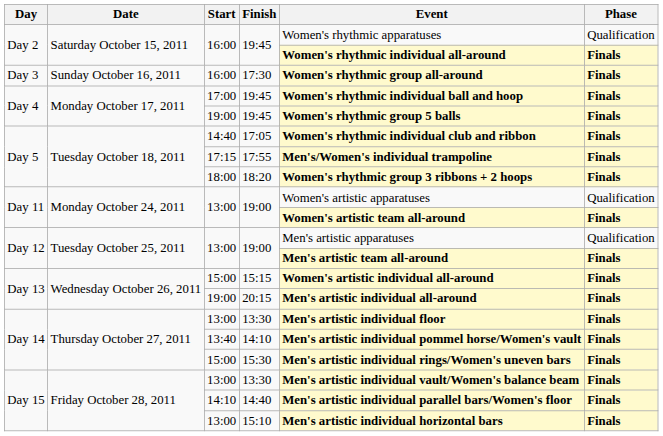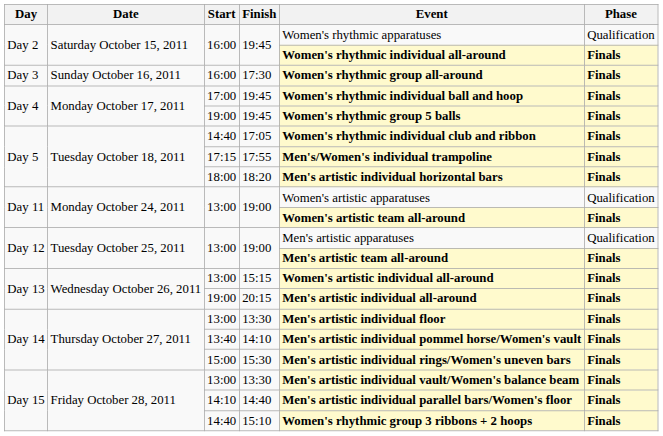(407, 177) Women's rhythmic group 3 ribbons + 2 hoops -> (392, 177) Men's artistic individual horizontal bars
(222, 278) 15:00 -> (222, 278) 13:00
(222, 420) 13:00 -> (222, 420) 14:40
(392, 420) Men's artistic individual horizontal bars -> (407, 420) Women's rhythmic group 3 ribbons + 2 hoops
